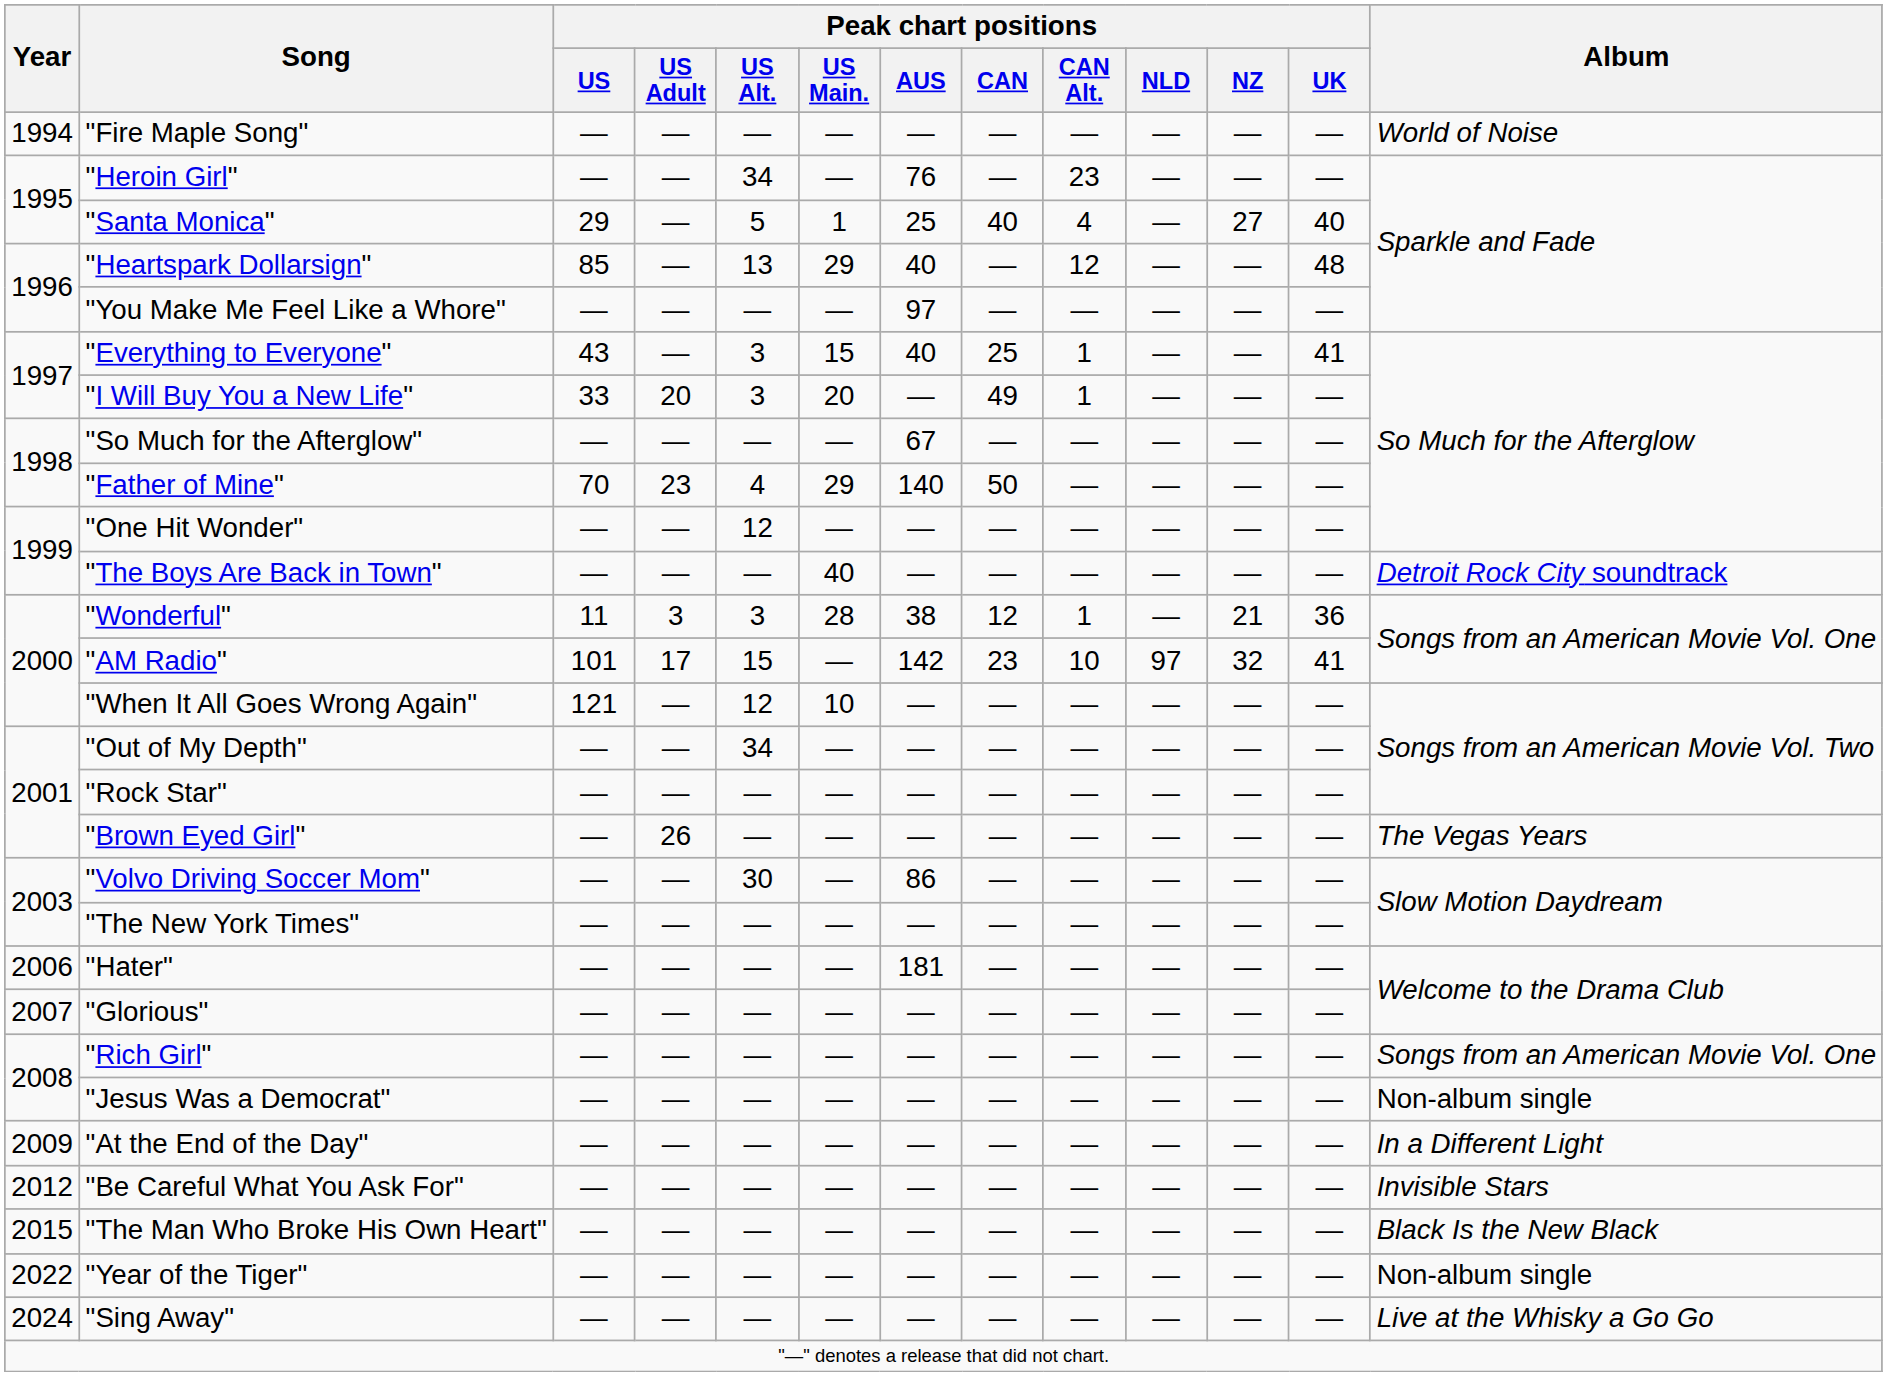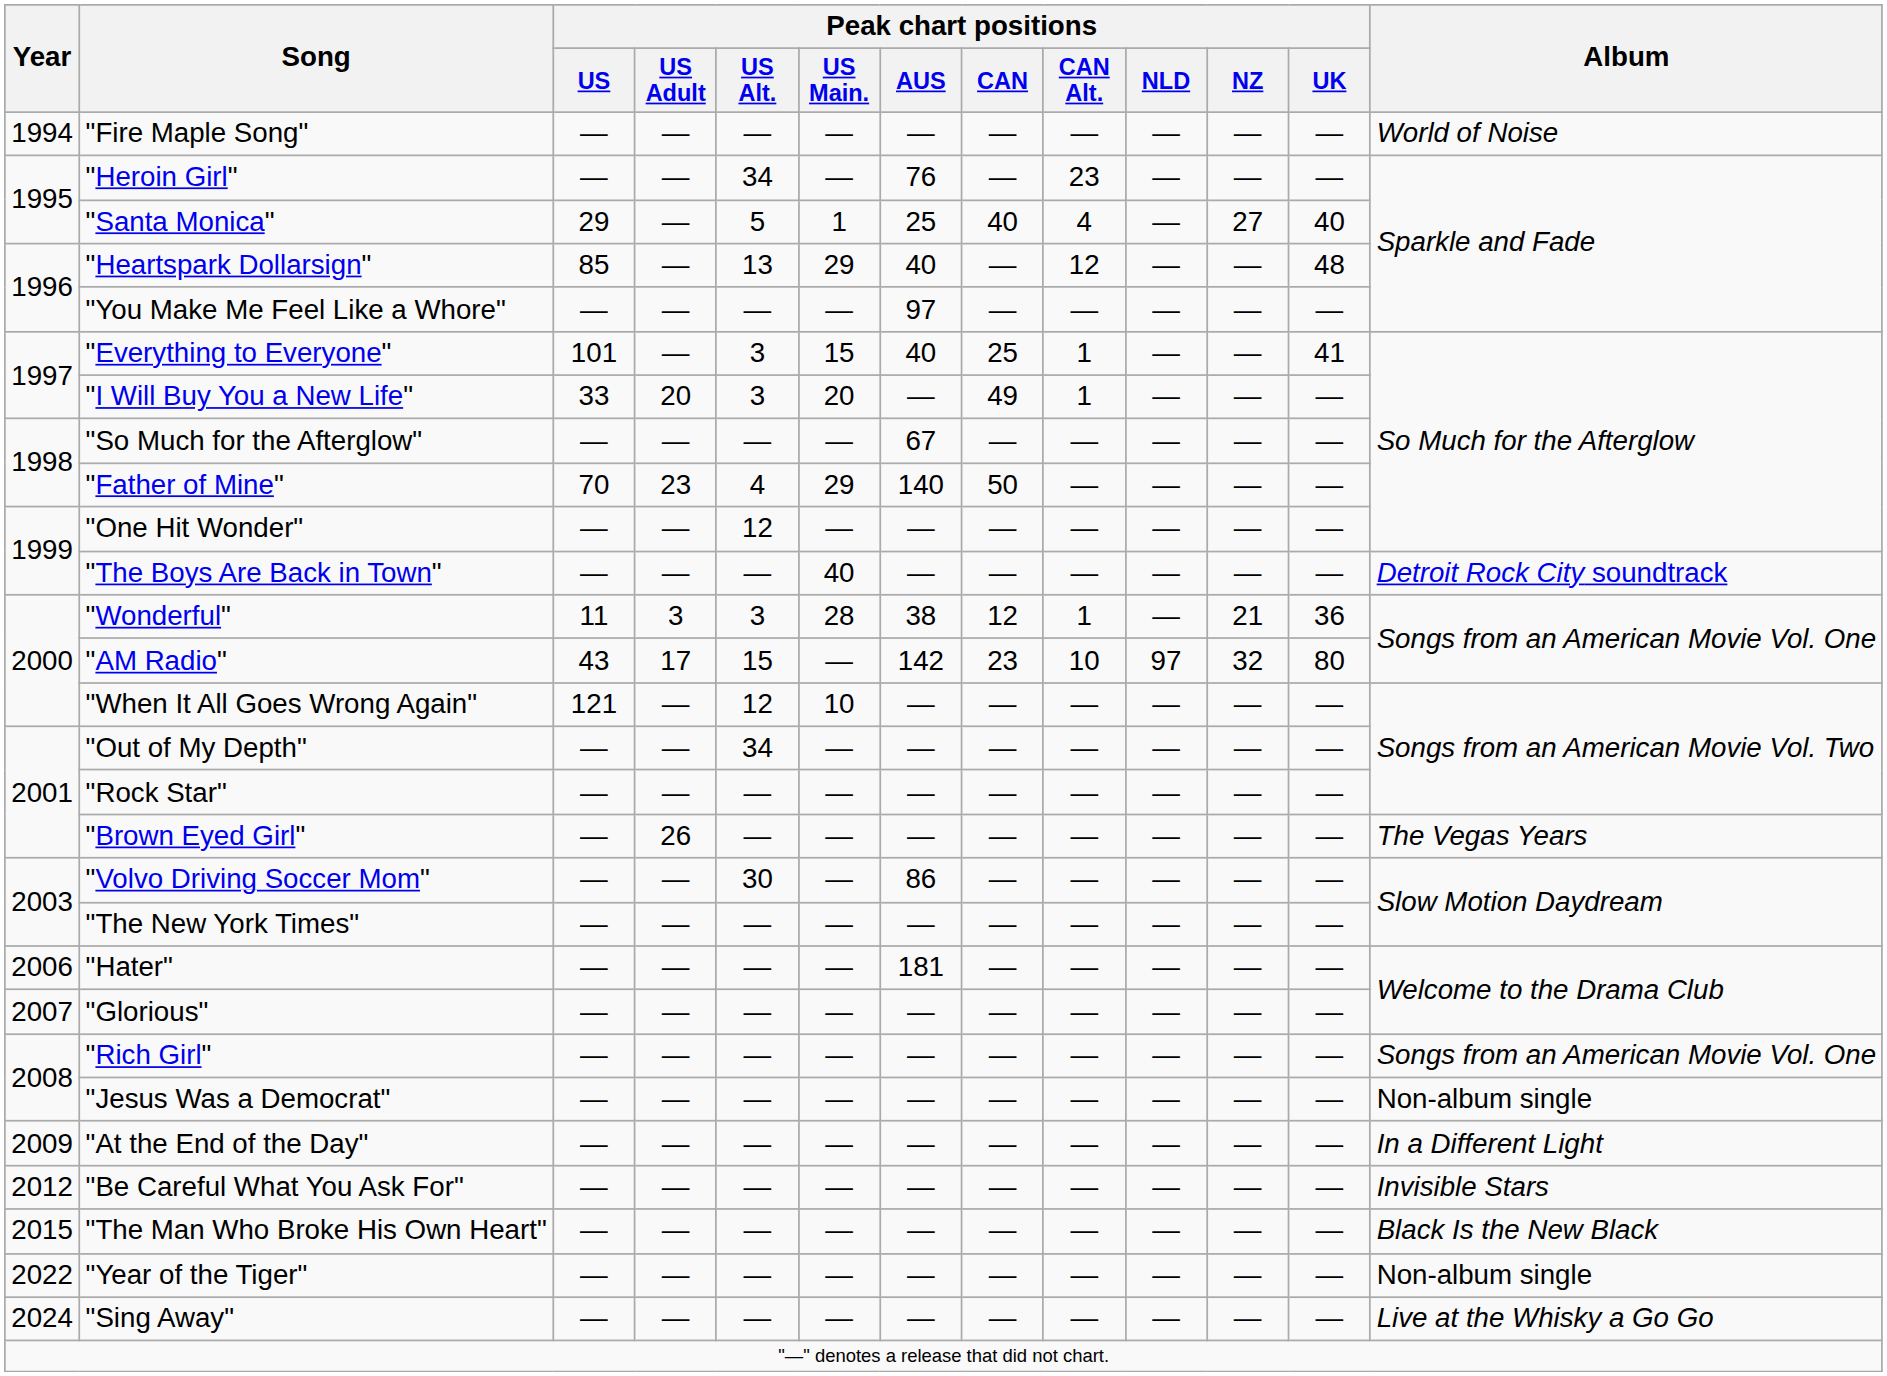(594, 352) 43 -> (594, 352) 101
(594, 660) 101 -> (594, 660) 43
(1329, 660) 41 -> (1329, 660) 80
